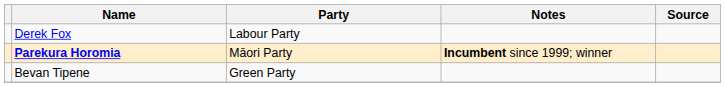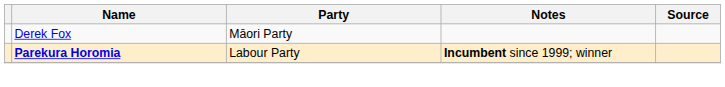(264, 34) Labour Party -> (261, 34) Māori Party
(261, 53) Māori Party -> (264, 53) Labour Party
- row: (52, 73)
